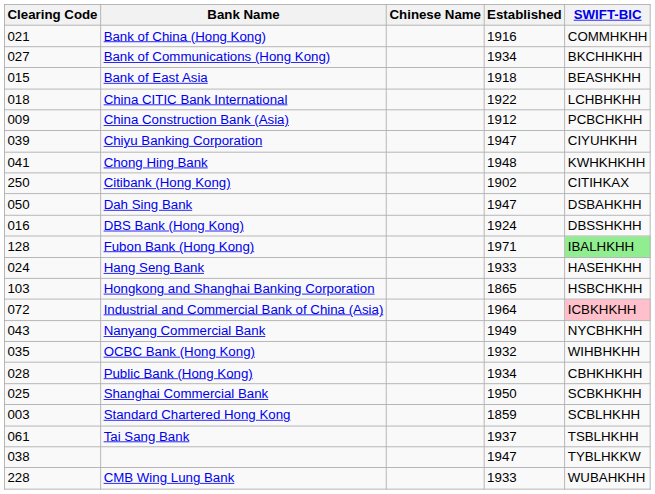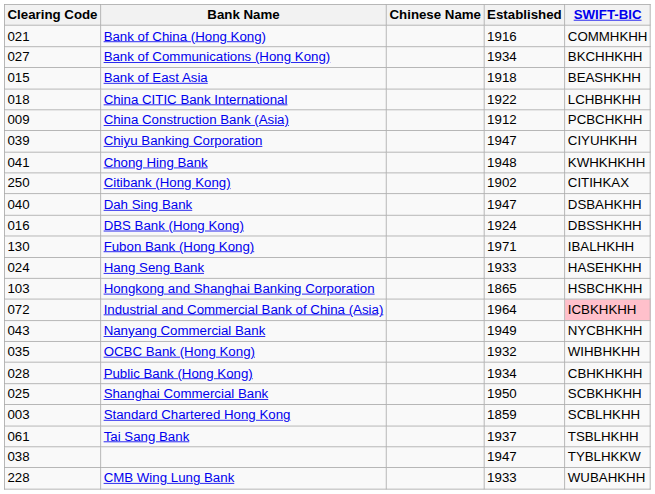(19, 204) 050 -> (19, 204) 040
(19, 246) 128 -> (19, 246) 130
(601, 246) lightgreen background -> (601, 246) no background
